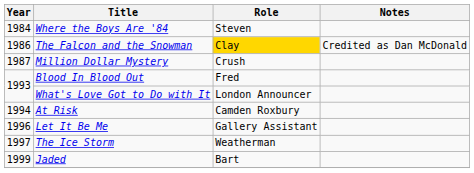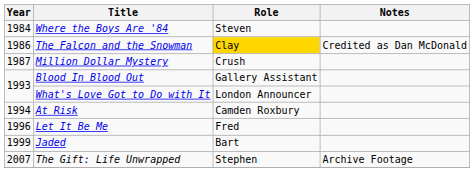(227, 78) Fred -> (266, 78) Gallery Assistant
(266, 127) Gallery Assistant -> (227, 127) Fred
- row: (75, 143)
+ row: (108, 159)
